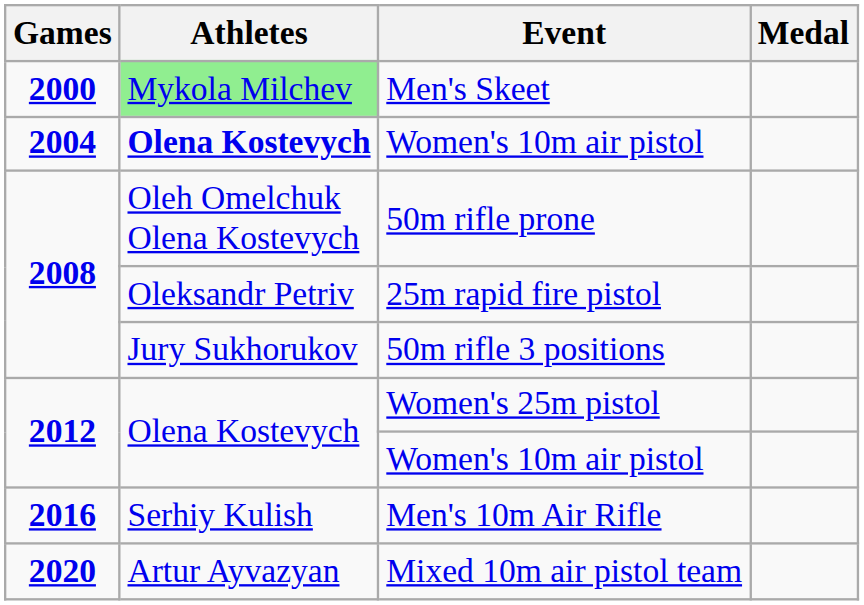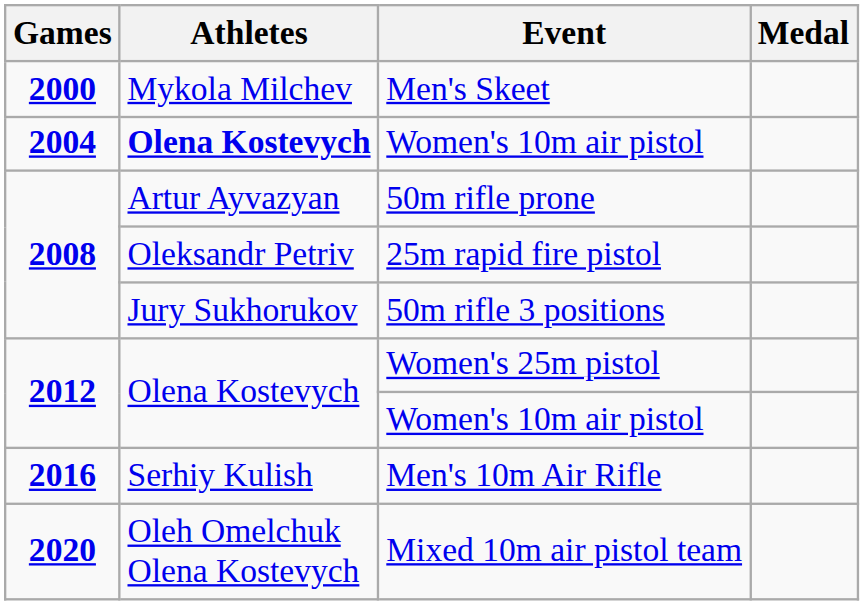(240, 87) lightgreen background -> (240, 87) no background
(243, 218) Oleh Omelchuk Olena Kostevych -> (234, 198) Artur Ayvazyan
(234, 570) Artur Ayvazyan -> (243, 550) Oleh Omelchuk Olena Kostevych
